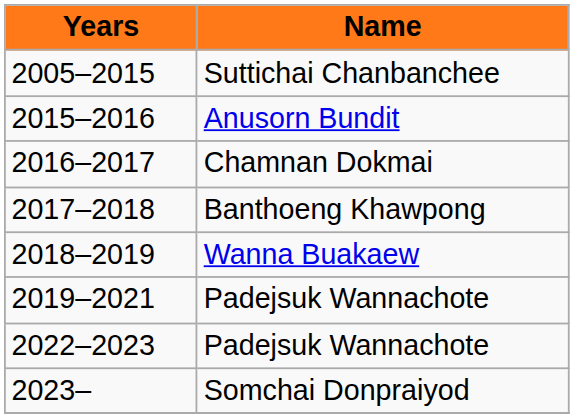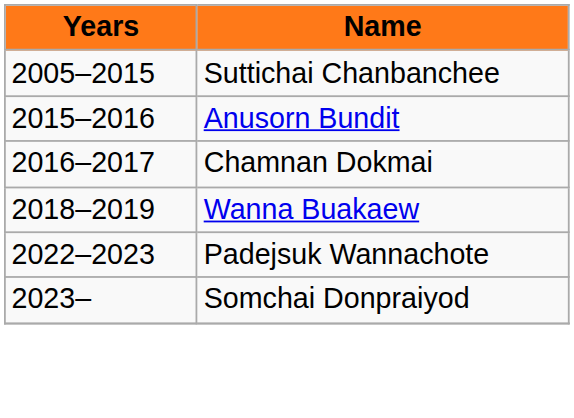- row: (83, 208)
- row: (83, 299)
